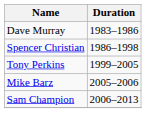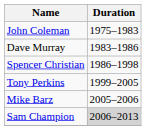+ row: (38, 30)
(114, 99) no background -> (114, 116) lightgrey background
